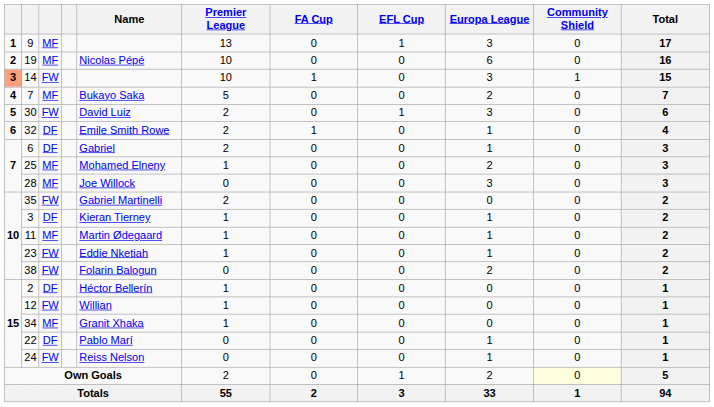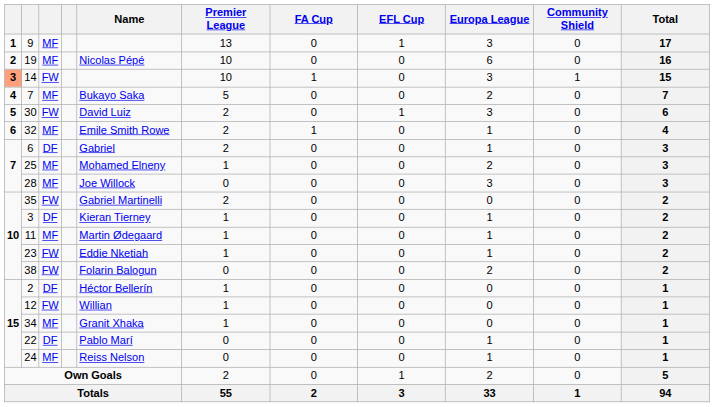(50, 130) DF -> (50, 130) MF
(50, 358) FW -> (50, 358) MF
(577, 375) lightyellow background -> (577, 375) no background
